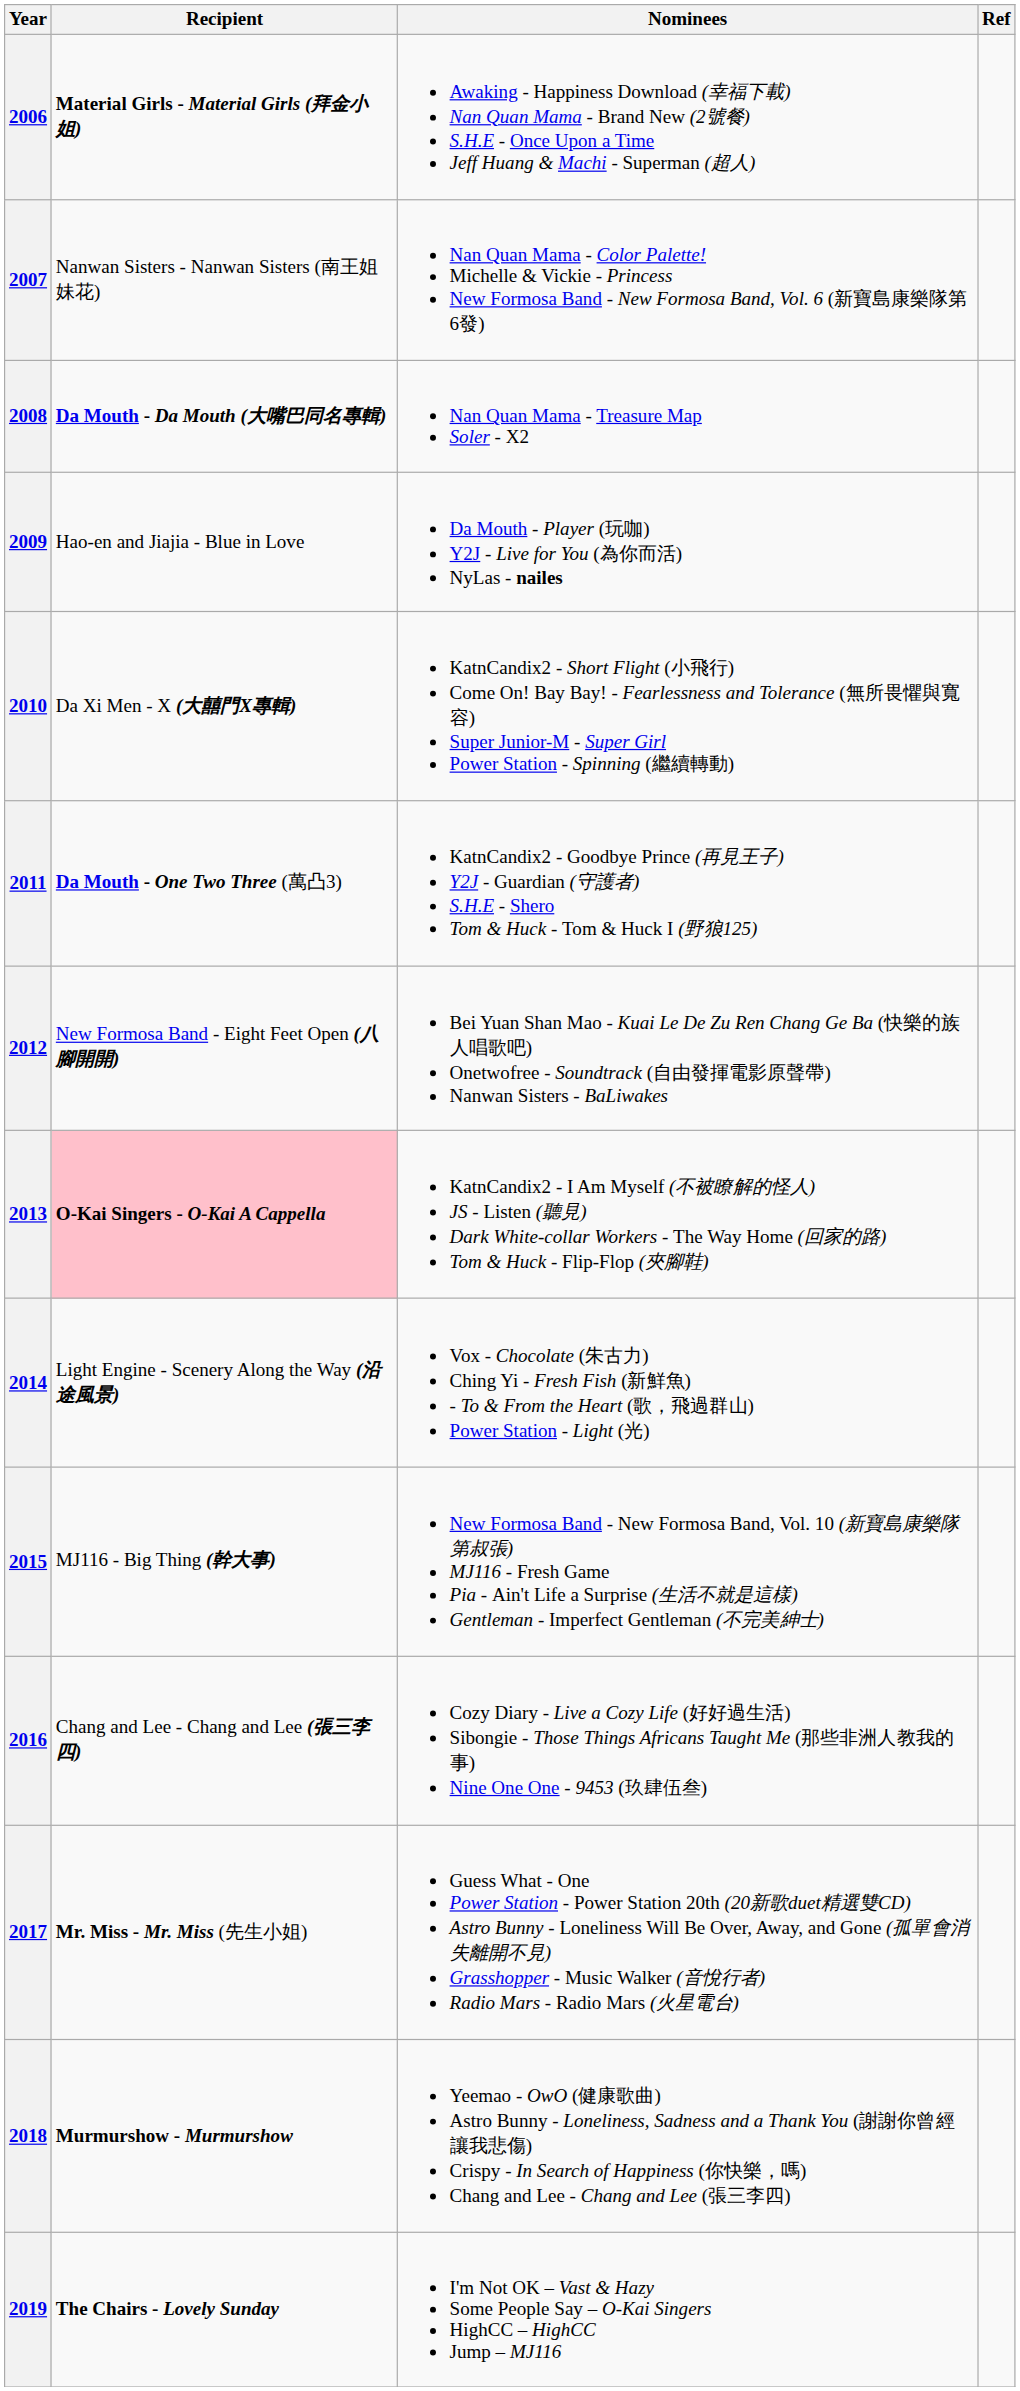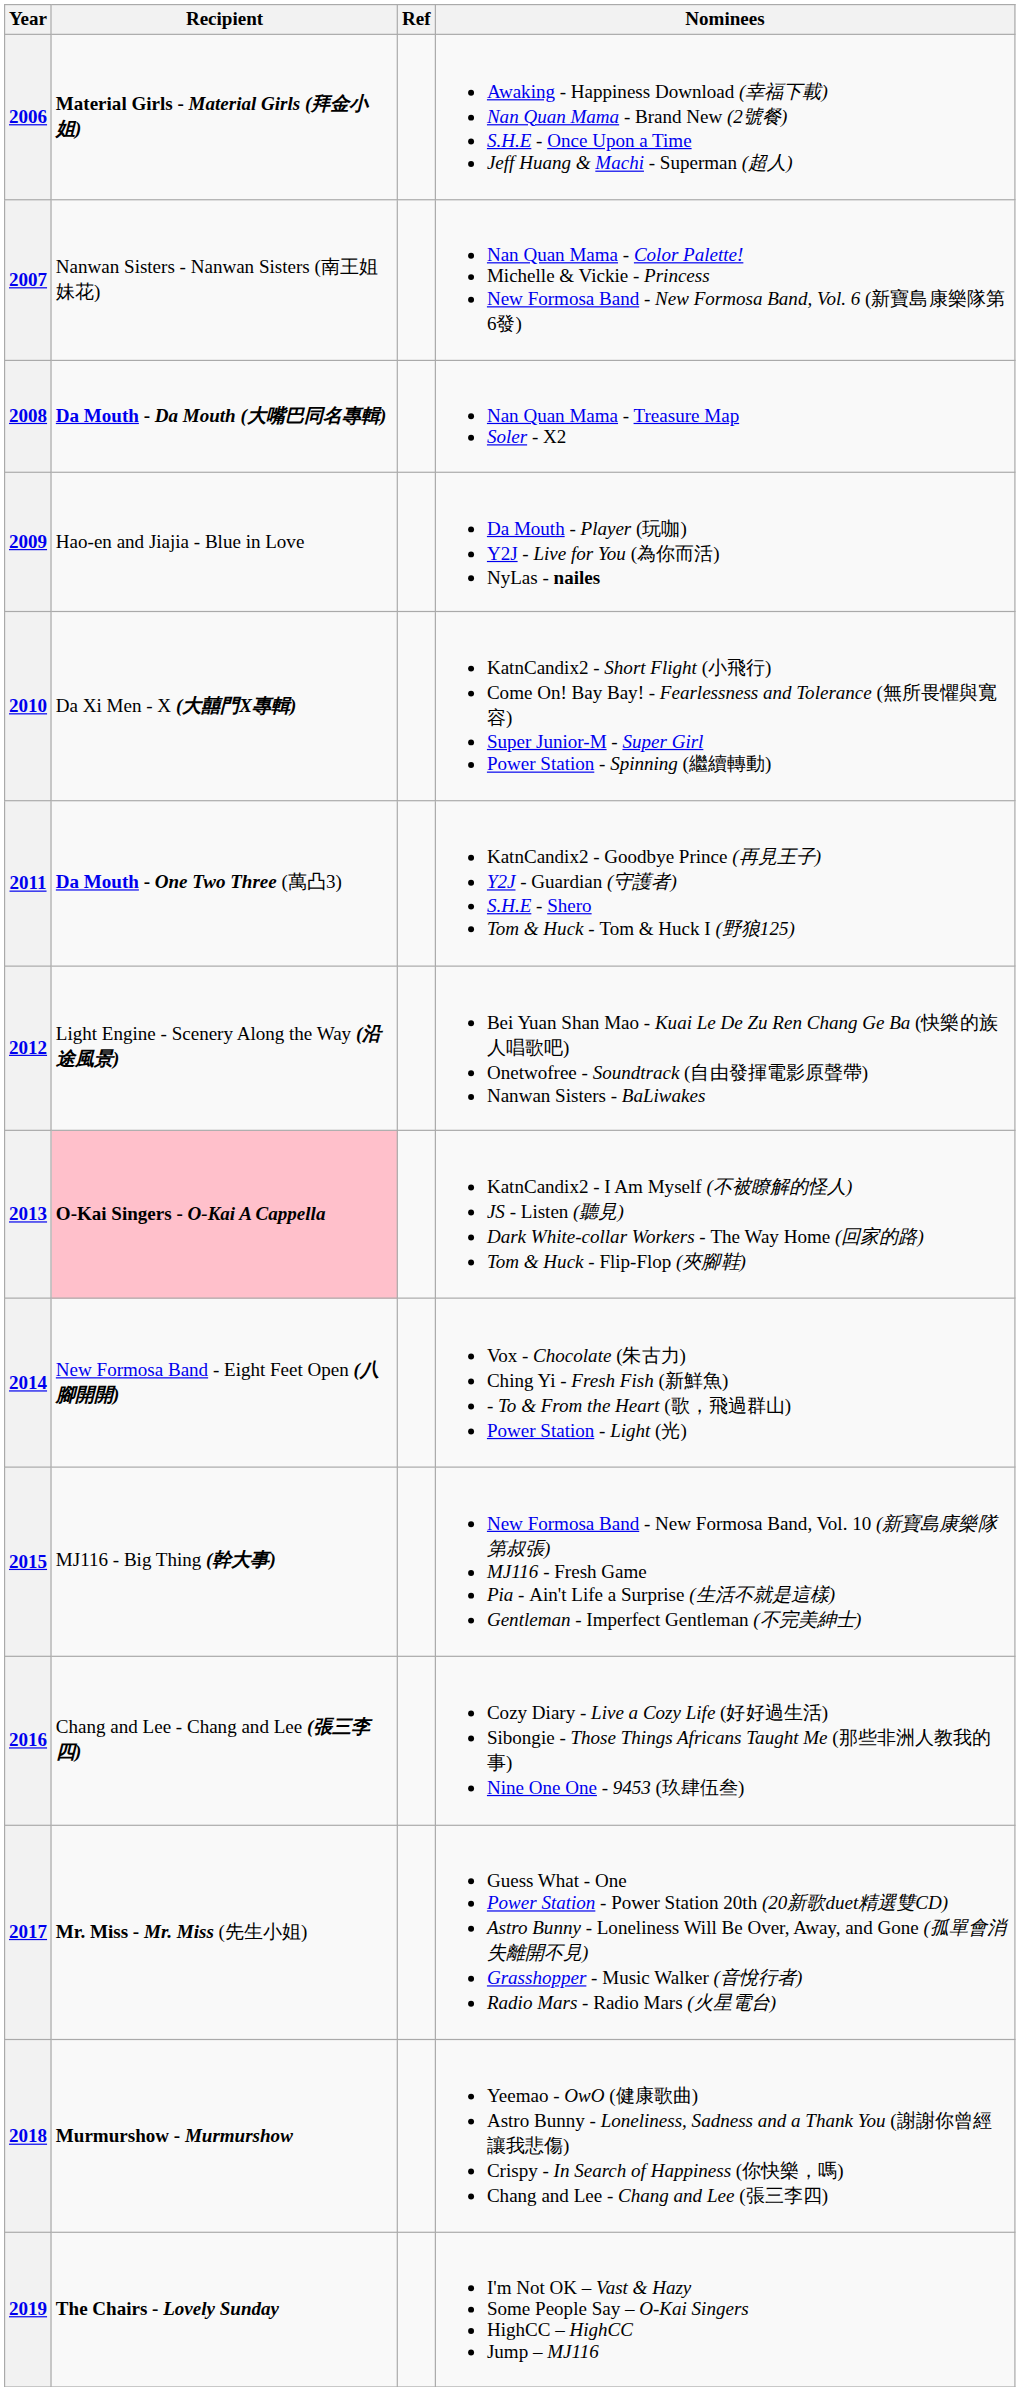columns swapped: (688, 19) <-> (996, 19)
(217, 1047) New Formosa Band - Eight Feet Open (八腳開開) -> (219, 1047) Light Engine - Scenery Along the Way (沿途風景)
(219, 1381) Light Engine - Scenery Along the Way (沿途風景) -> (217, 1381) New Formosa Band - Eight Feet Open (八腳開開)
